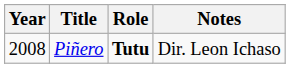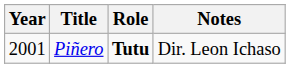(27, 48) 2008 -> (27, 48) 2001
